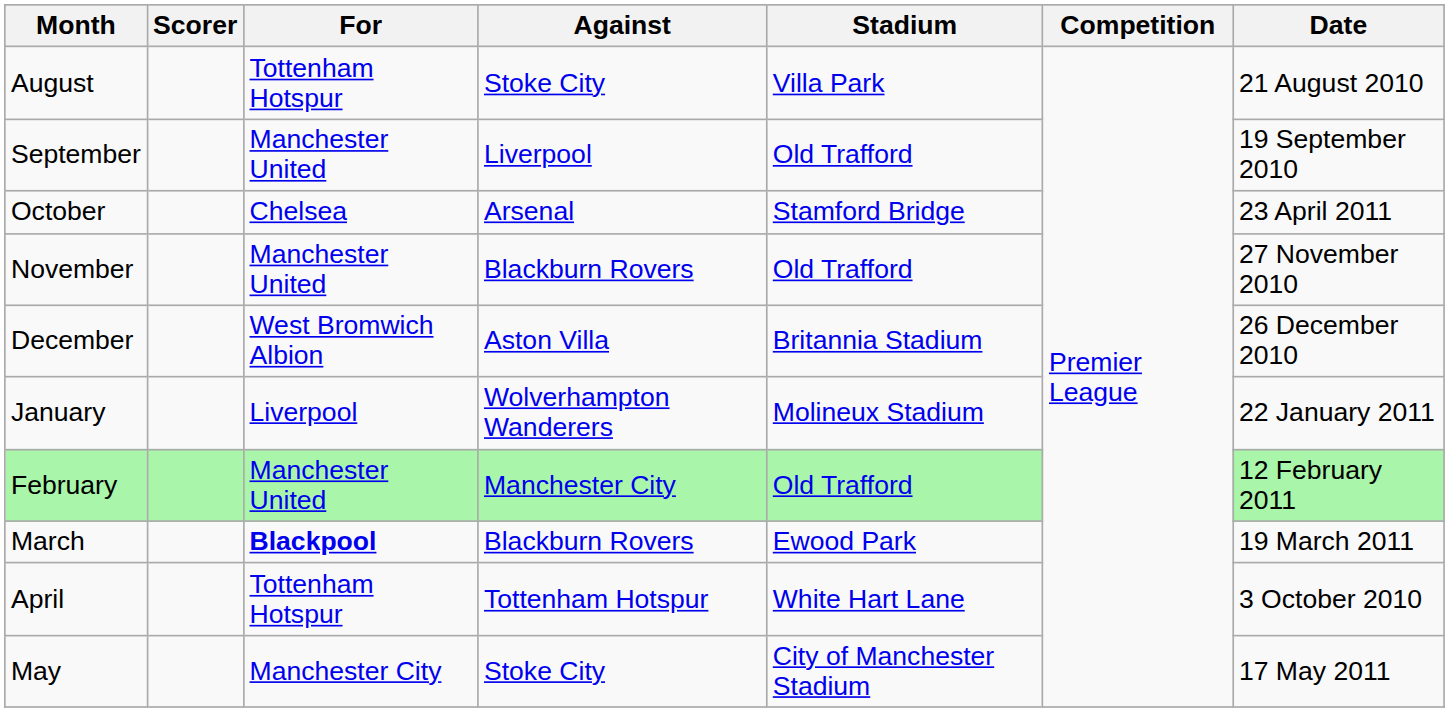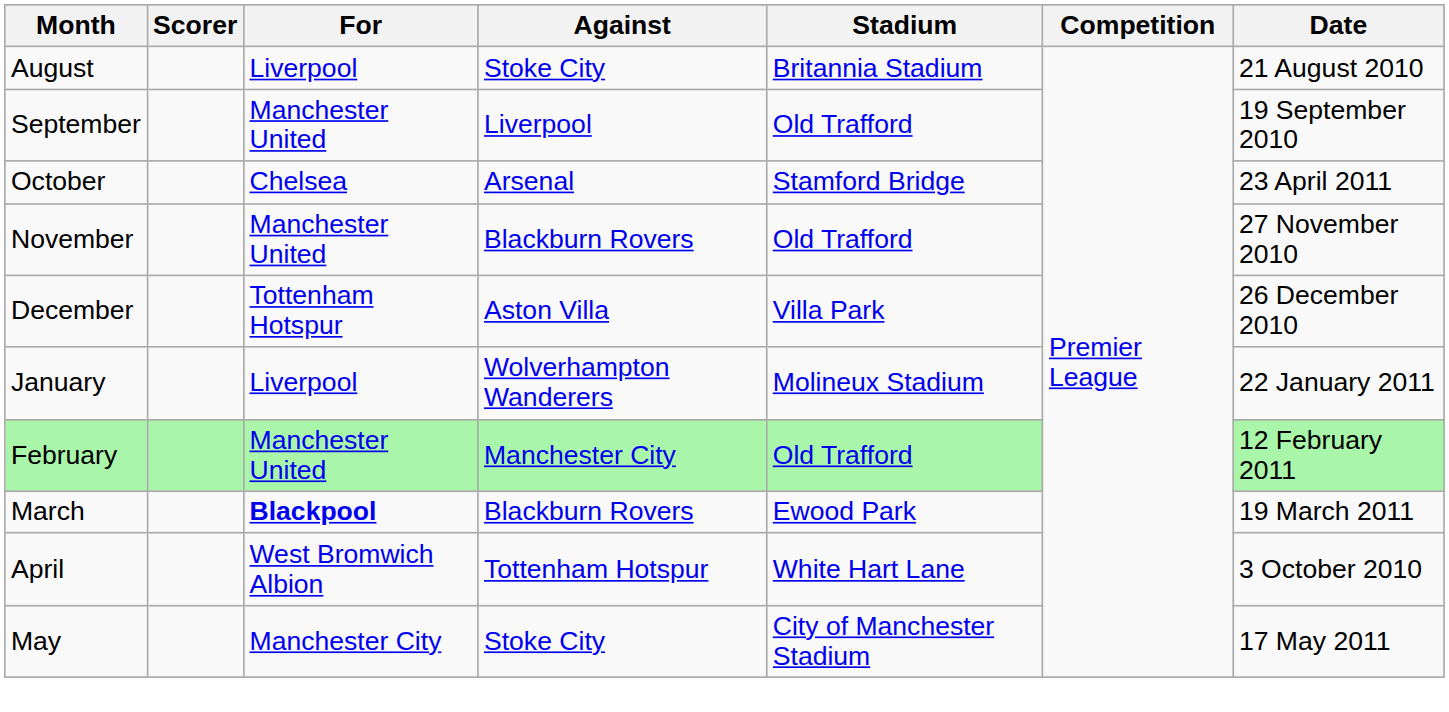(312, 82) Tottenham Hotspur -> (303, 67) Liverpool
(829, 82) Villa Park -> (878, 67) Britannia Stadium
(342, 340) West Bromwich Albion -> (312, 310) Tottenham Hotspur
(878, 340) Britannia Stadium -> (829, 310) Villa Park
(312, 598) Tottenham Hotspur -> (342, 569) West Bromwich Albion
